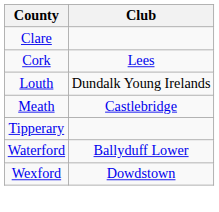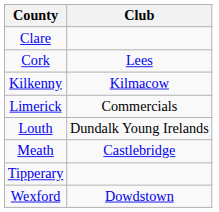+ row: (36, 83)
+ row: (36, 106)
- row: (36, 151)
